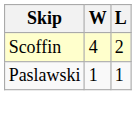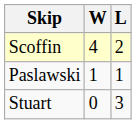+ row: (30, 103)
